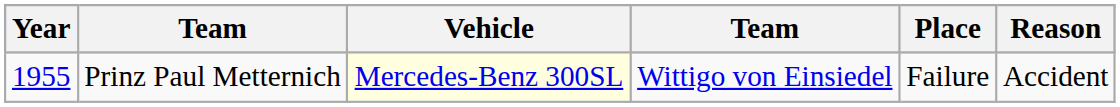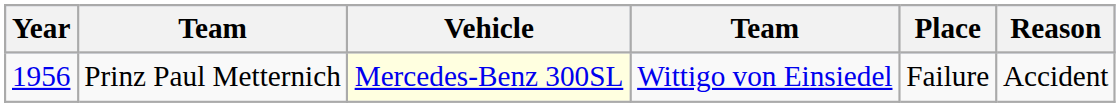(41, 76) 1955 -> (41, 76) 1956
